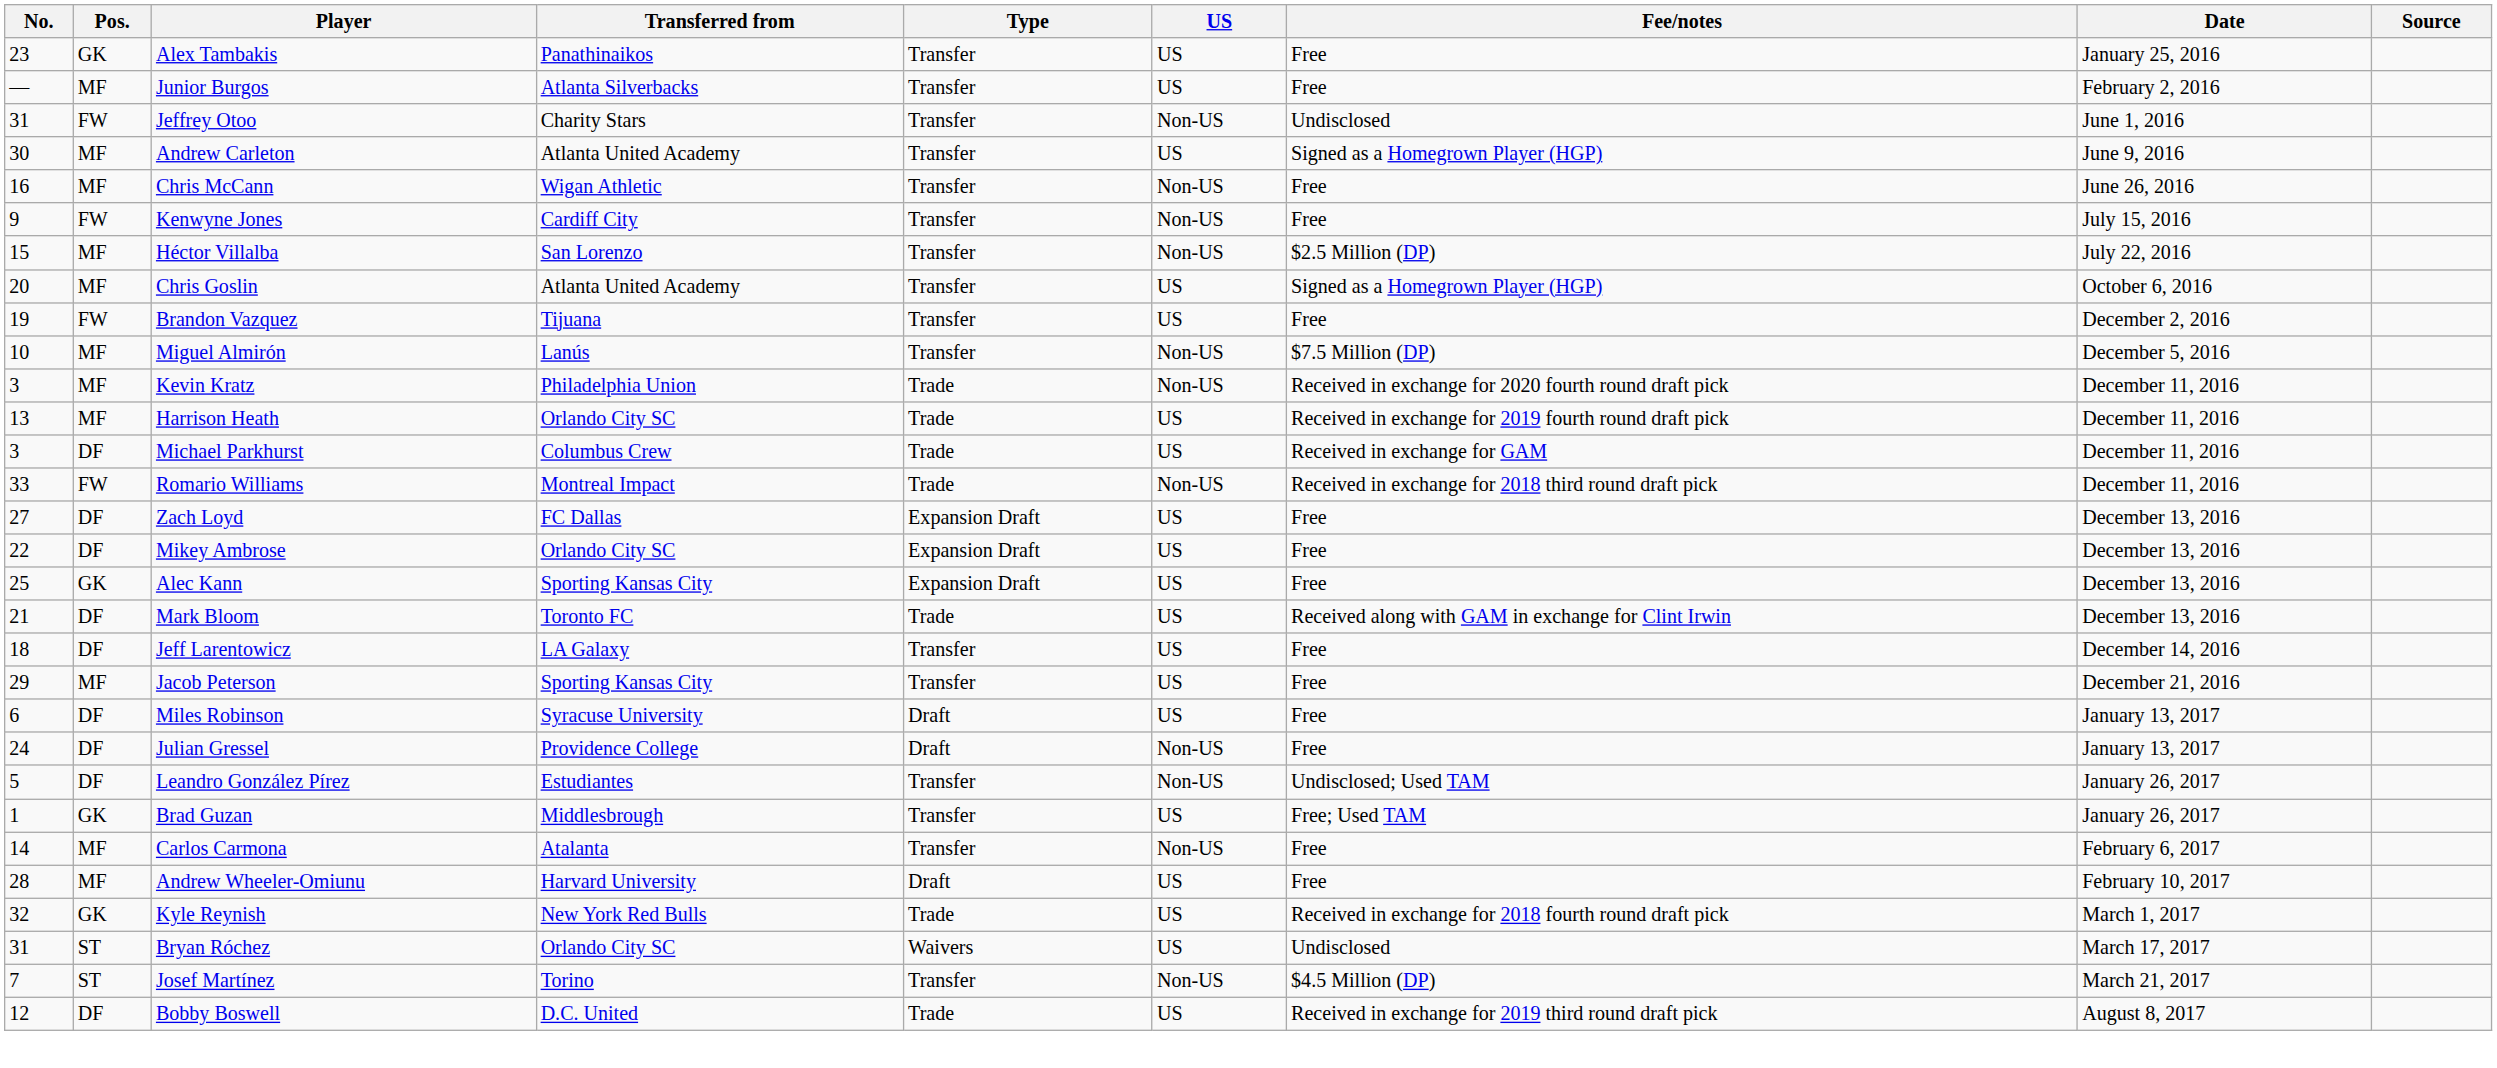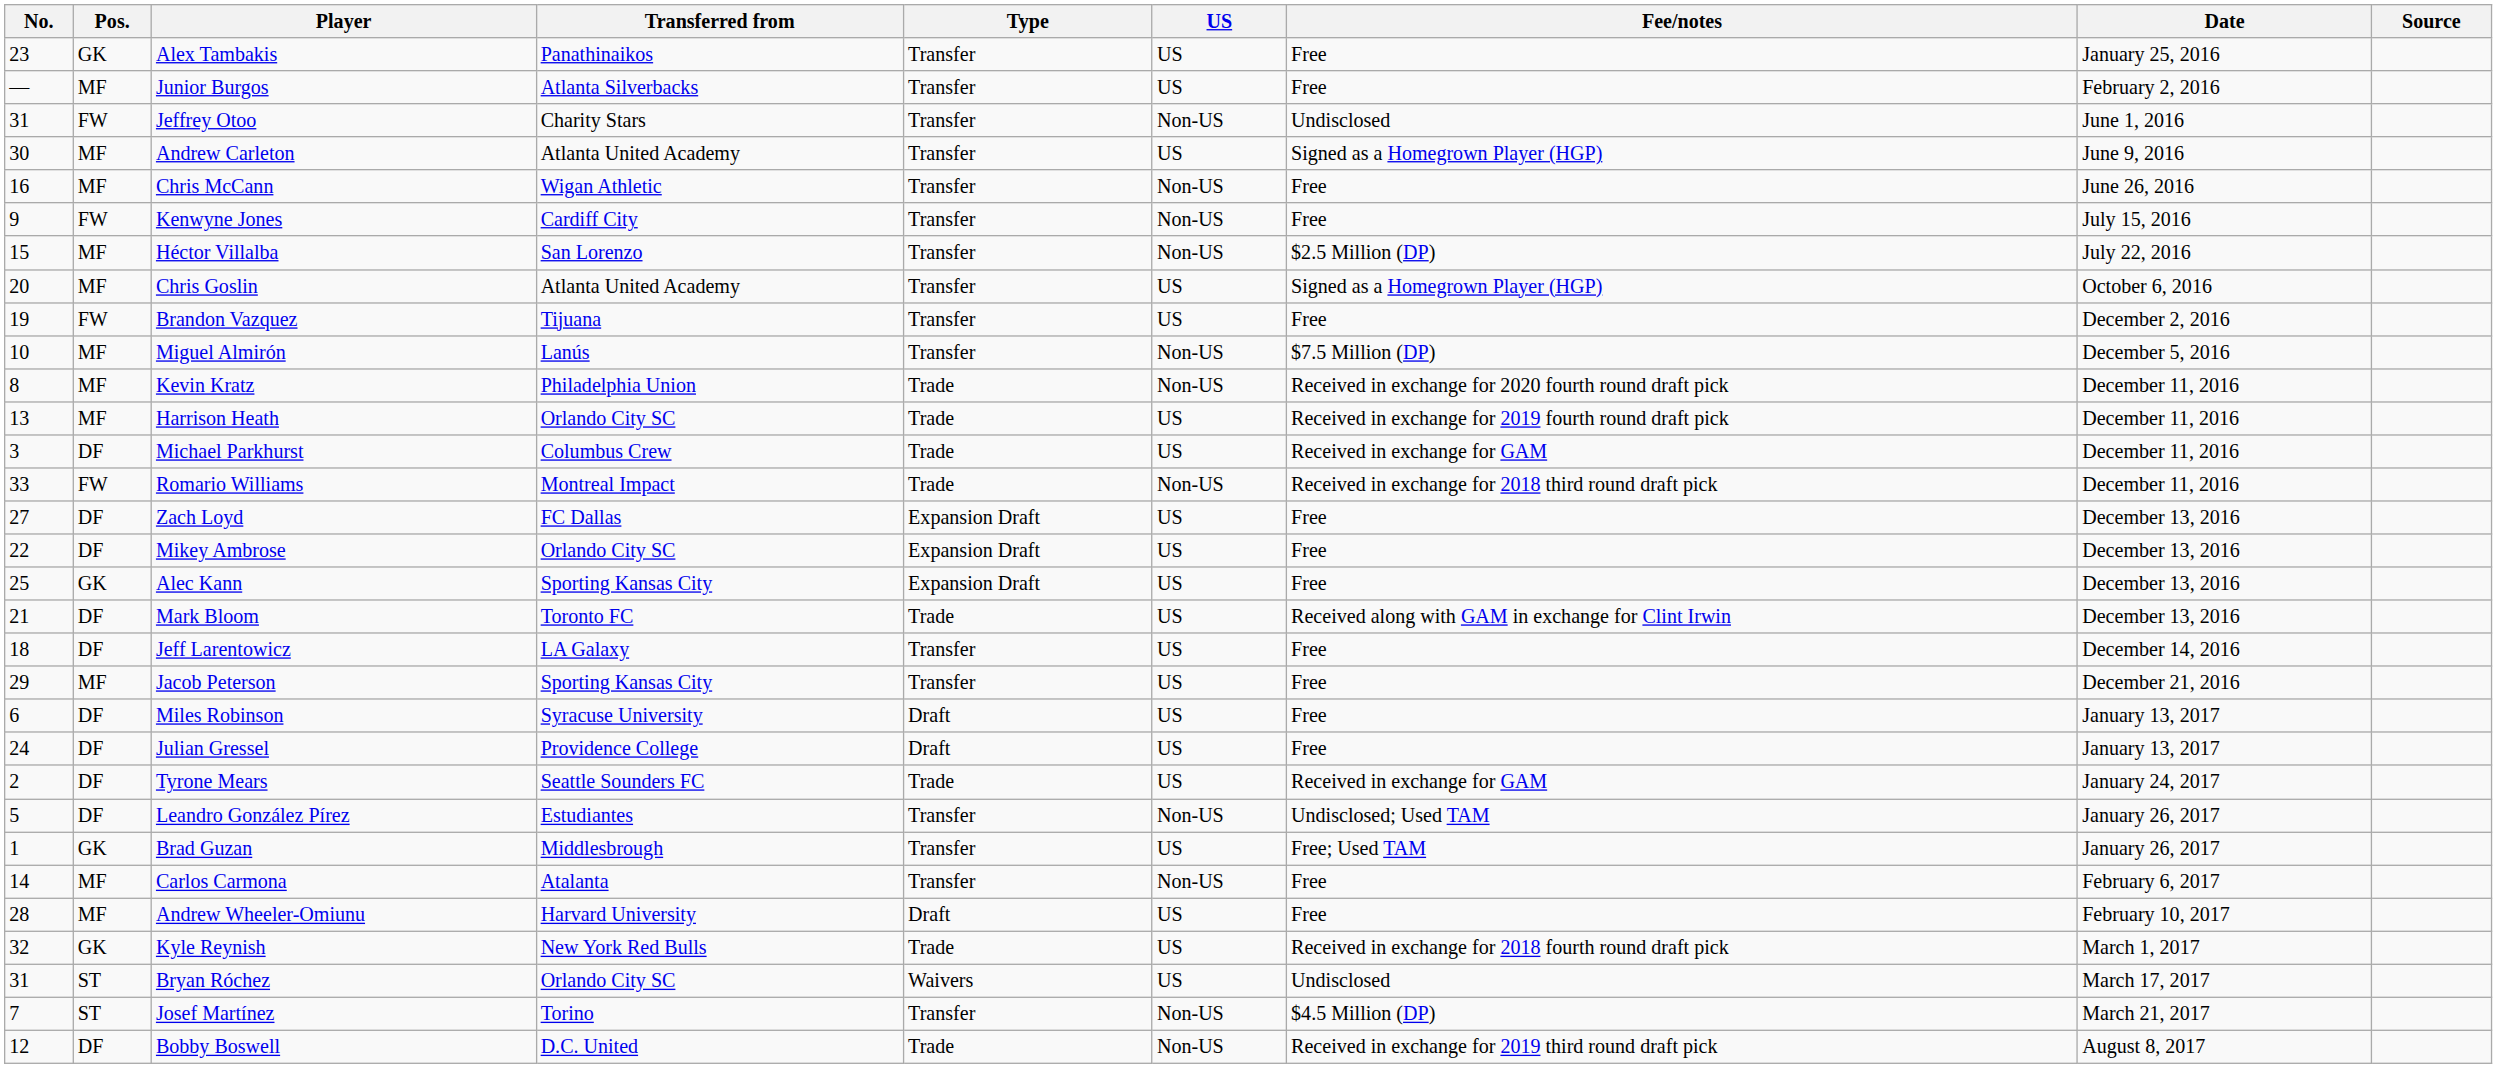(14, 385) 3 -> (14, 385) 8
(1190, 749) Non-US -> (1170, 749) US
+ row: (212, 782)
(1170, 1013) US -> (1190, 1046) Non-US
